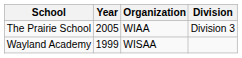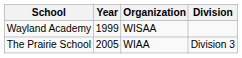rows swapped: (49, 45) <-> (49, 28)
